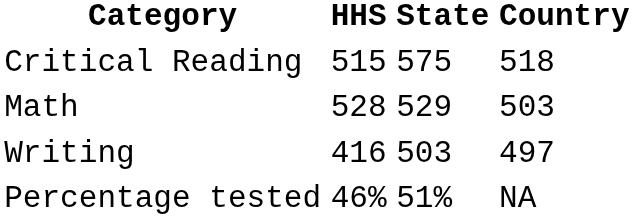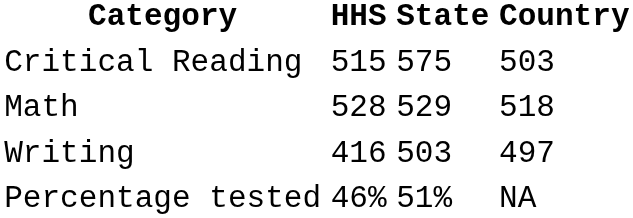(527, 63) 518 -> (527, 63) 503
(527, 108) 503 -> (527, 108) 518
